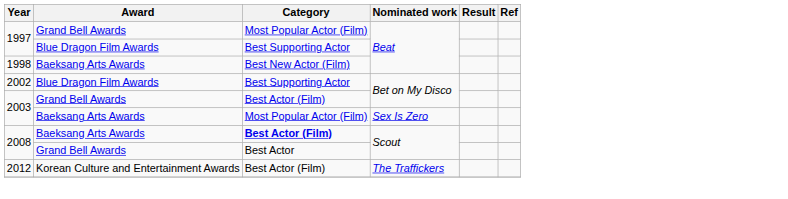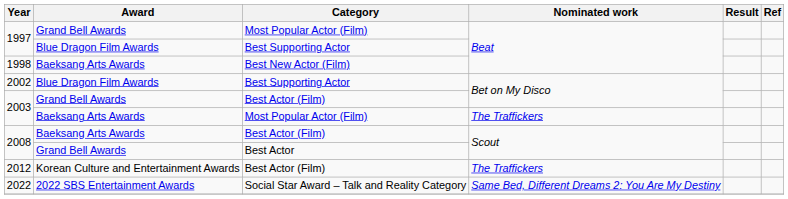(400, 116) Sex Is Zero -> (507, 116) The Traffickers
(288, 133) bold -> (285, 133) normal
+ row: (19, 185)
